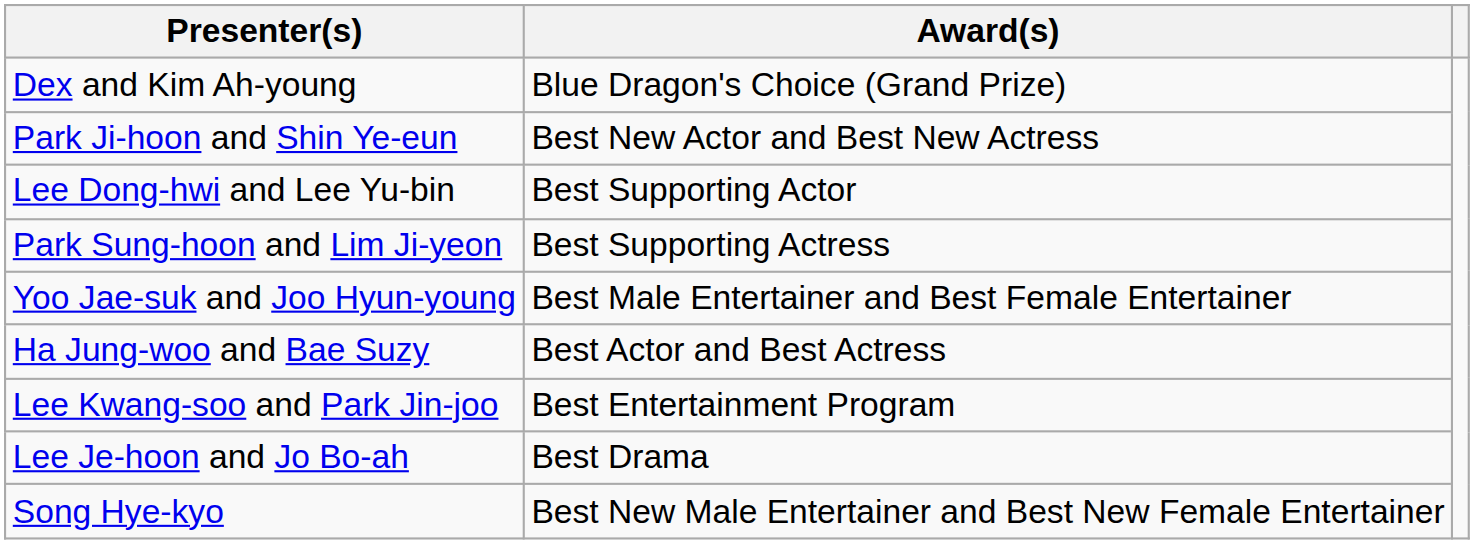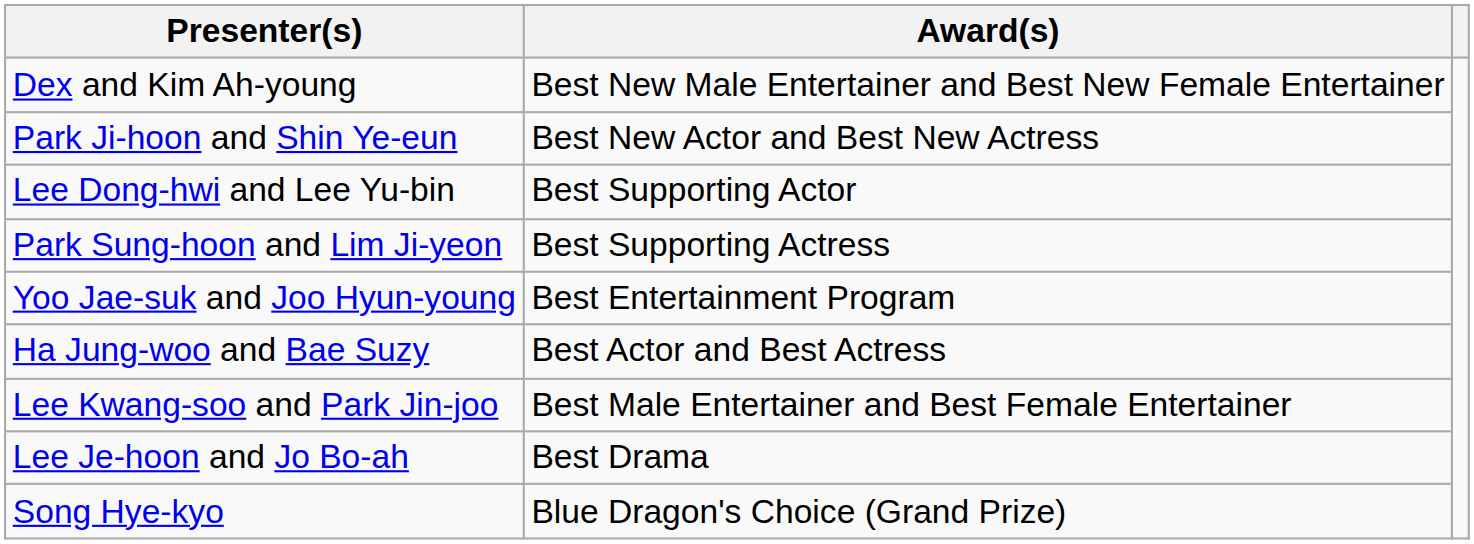(799, 84) Blue Dragon's Choice (Grand Prize) -> (988, 84) Best New Male Entertainer and Best New Female Entertainer
(911, 297) Best Male Entertainer and Best Female Entertainer -> (743, 297) Best Entertainment Program
(743, 404) Best Entertainment Program -> (911, 404) Best Male Entertainer and Best Female Entertainer
(988, 510) Best New Male Entertainer and Best New Female Entertainer -> (799, 510) Blue Dragon's Choice (Grand Prize)
